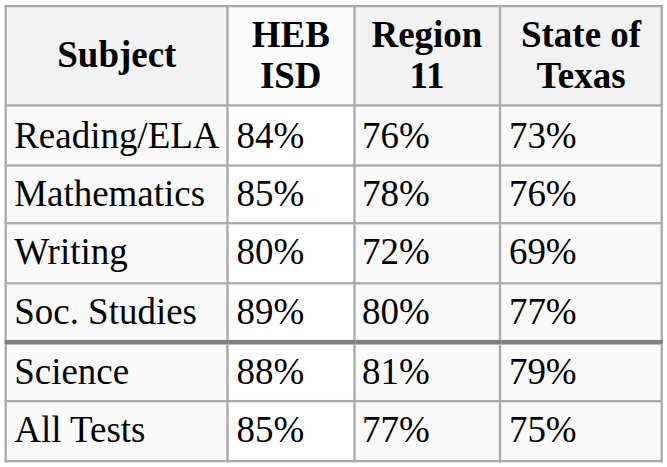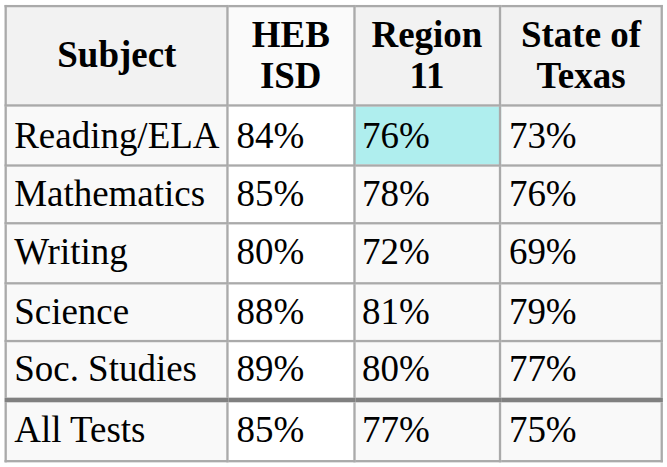(396, 134) no background -> (396, 134) paleturquoise background
rows swapped: (72, 371) <-> (106, 310)
